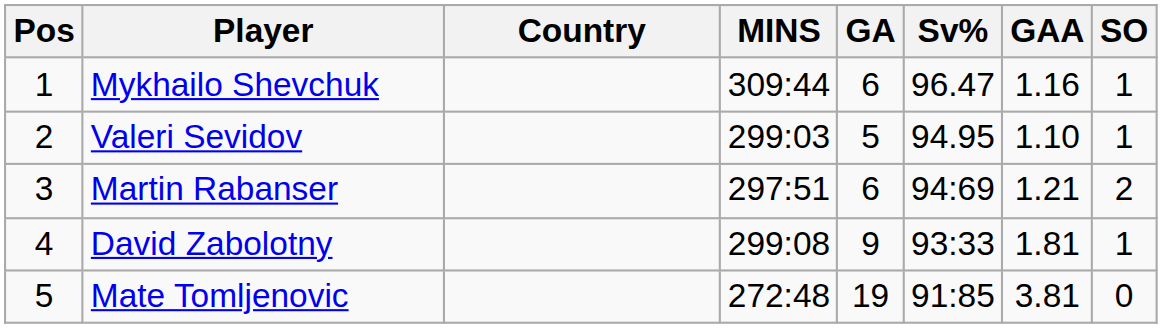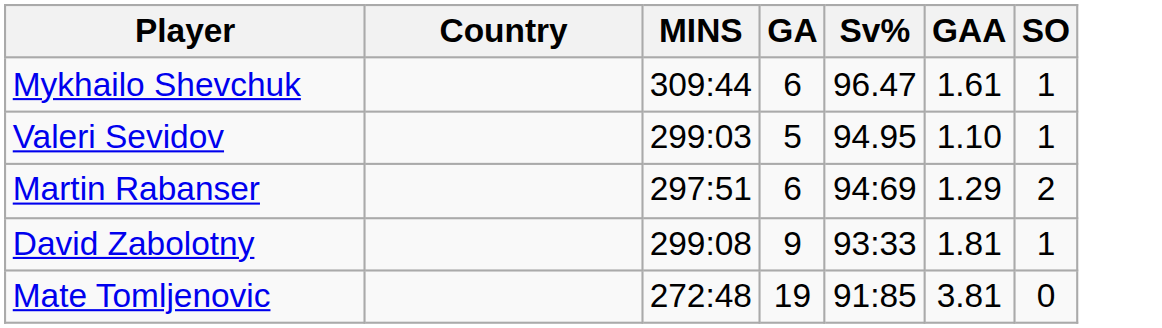- column: (44, 31)
(1047, 84) 1.16 -> (969, 84) 1.61
(1047, 190) 1.21 -> (969, 190) 1.29
